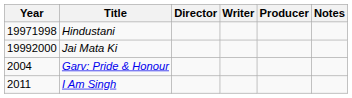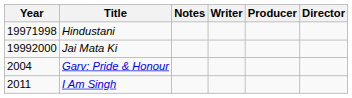columns swapped: (196, 13) <-> (329, 13)
